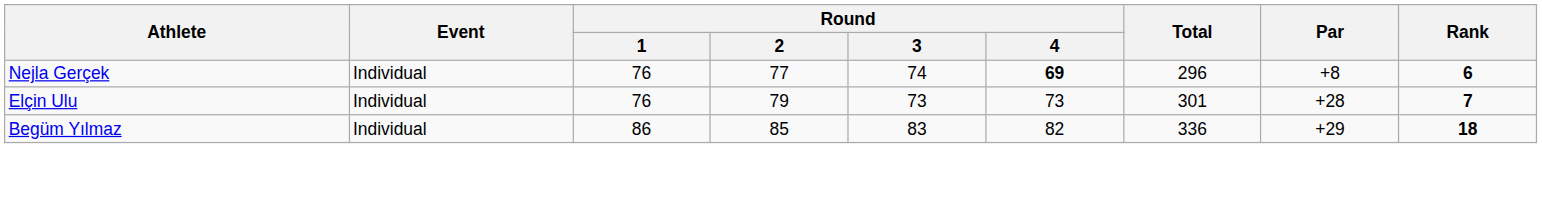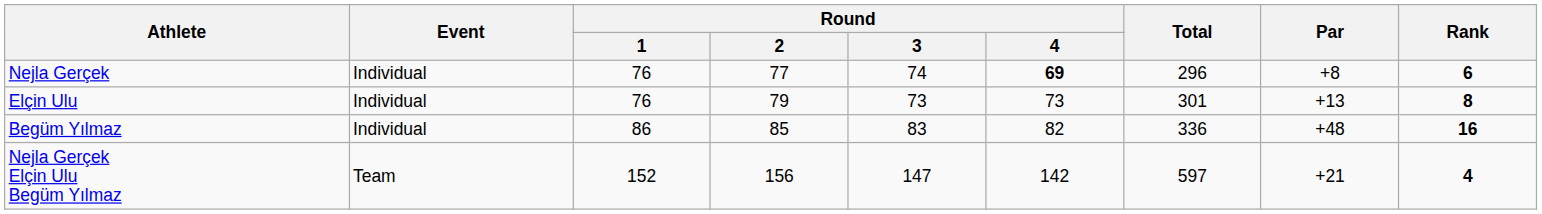(1330, 101) +28 -> (1330, 101) +13
(1468, 101) 7 -> (1468, 101) 8
(1330, 129) +29 -> (1330, 129) +48
(1468, 129) 18 -> (1468, 129) 16
+ row: (65, 176)
